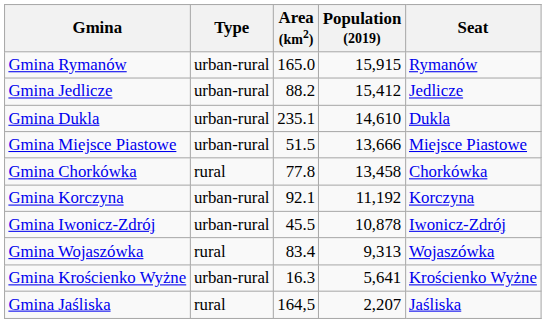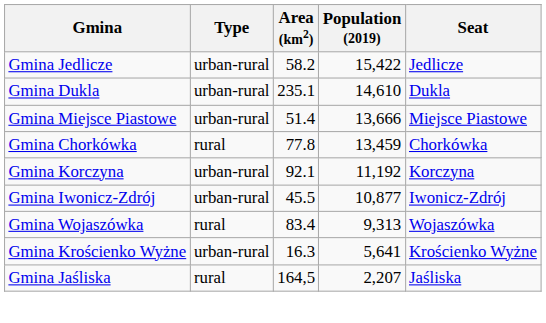- row: (68, 64)
(300, 91) 88.2 -> (300, 64) 58.2
(378, 91) 15,412 -> (378, 64) 15,422
(300, 144) 51.5 -> (300, 118) 51.4
(378, 171) 13,458 -> (378, 144) 13,459
(378, 224) 10,878 -> (378, 198) 10,877
